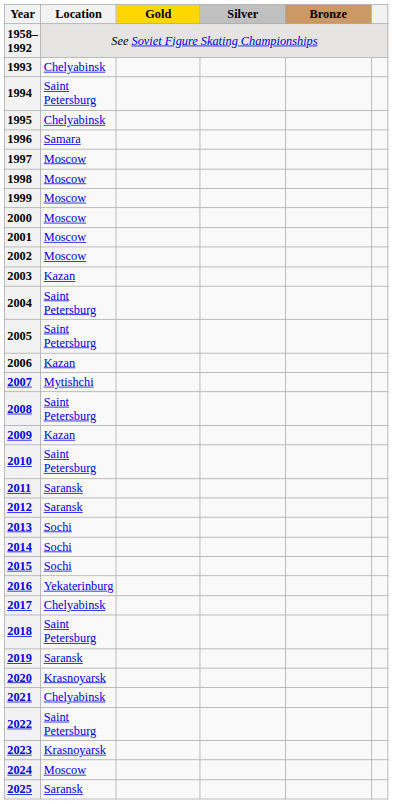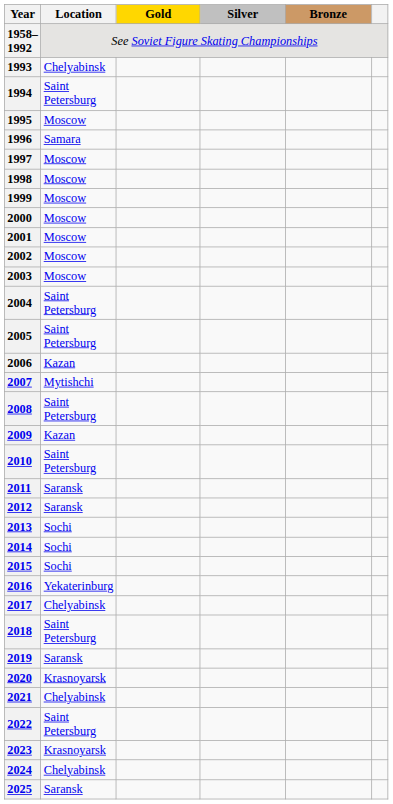(75, 120) Chelyabinsk -> (65, 120) Moscow
(59, 276) Kazan -> (65, 276) Moscow
(65, 769) Moscow -> (75, 769) Chelyabinsk
